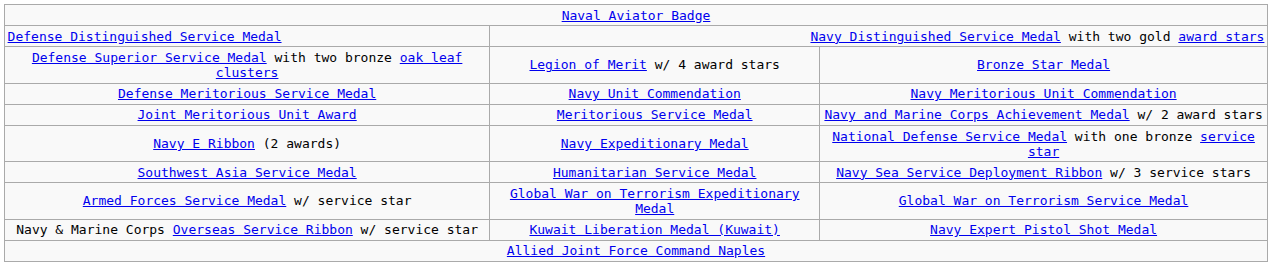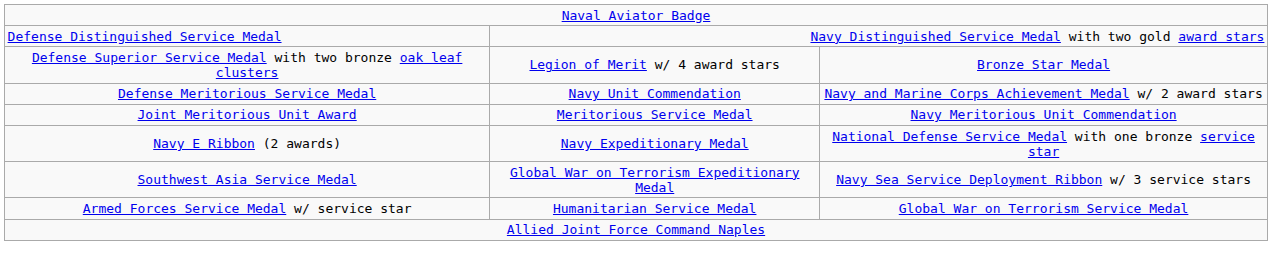(1044, 94) Navy Meritorious Unit Commendation -> (1044, 94) Navy and Marine Corps Achievement Medal w/ 2 award stars
(1044, 115) Navy and Marine Corps Achievement Medal w/ 2 award stars -> (1044, 115) Navy Meritorious Unit Commendation
(655, 172) Humanitarian Service Medal -> (655, 180) Global War on Terrorism Expeditionary Medal
(655, 201) Global War on Terrorism Expeditionary Medal -> (655, 208) Humanitarian Service Medal
- row: (247, 230)
